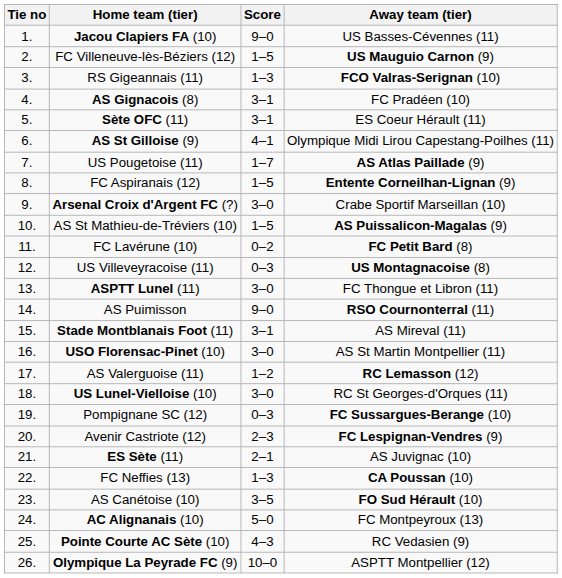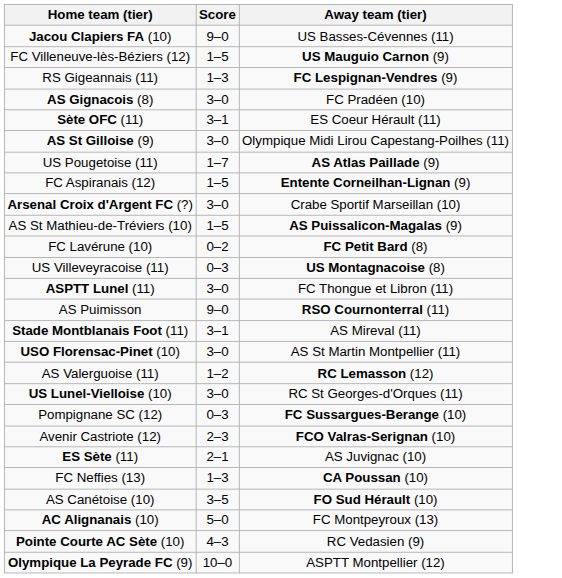- column: (27, 15)
(421, 78) FCO Valras-Serignan (10) -> (376, 78) FC Lespignan-Vendres (9)
(262, 99) 3–1 -> (217, 99) 3–0
(262, 141) 4–1 -> (217, 141) 3–0
(421, 436) FC Lespignan-Vendres (9) -> (376, 436) FCO Valras-Serignan (10)
